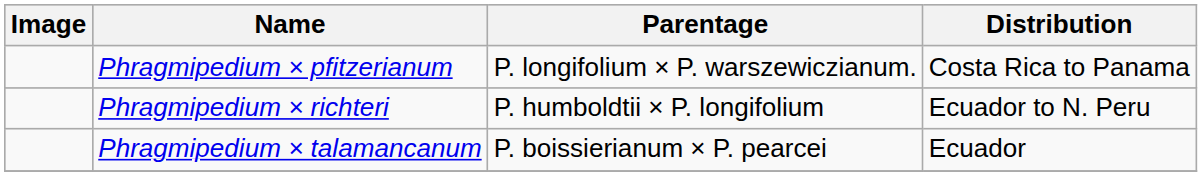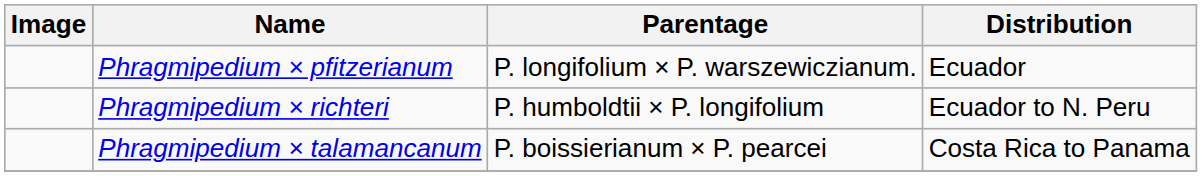(1059, 66) Costa Rica to Panama -> (977, 66) Ecuador
(977, 149) Ecuador -> (1059, 149) Costa Rica to Panama
